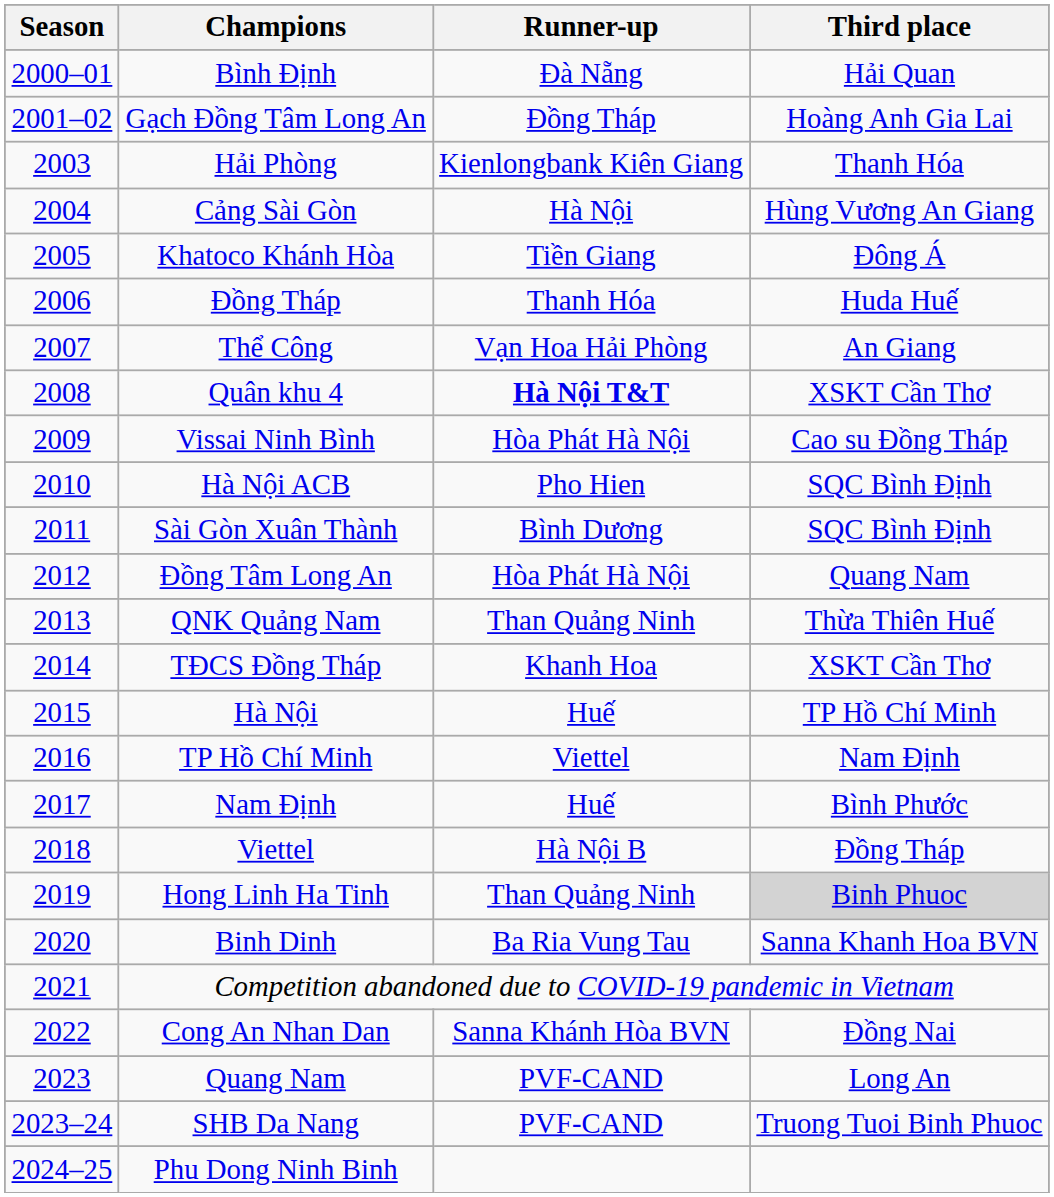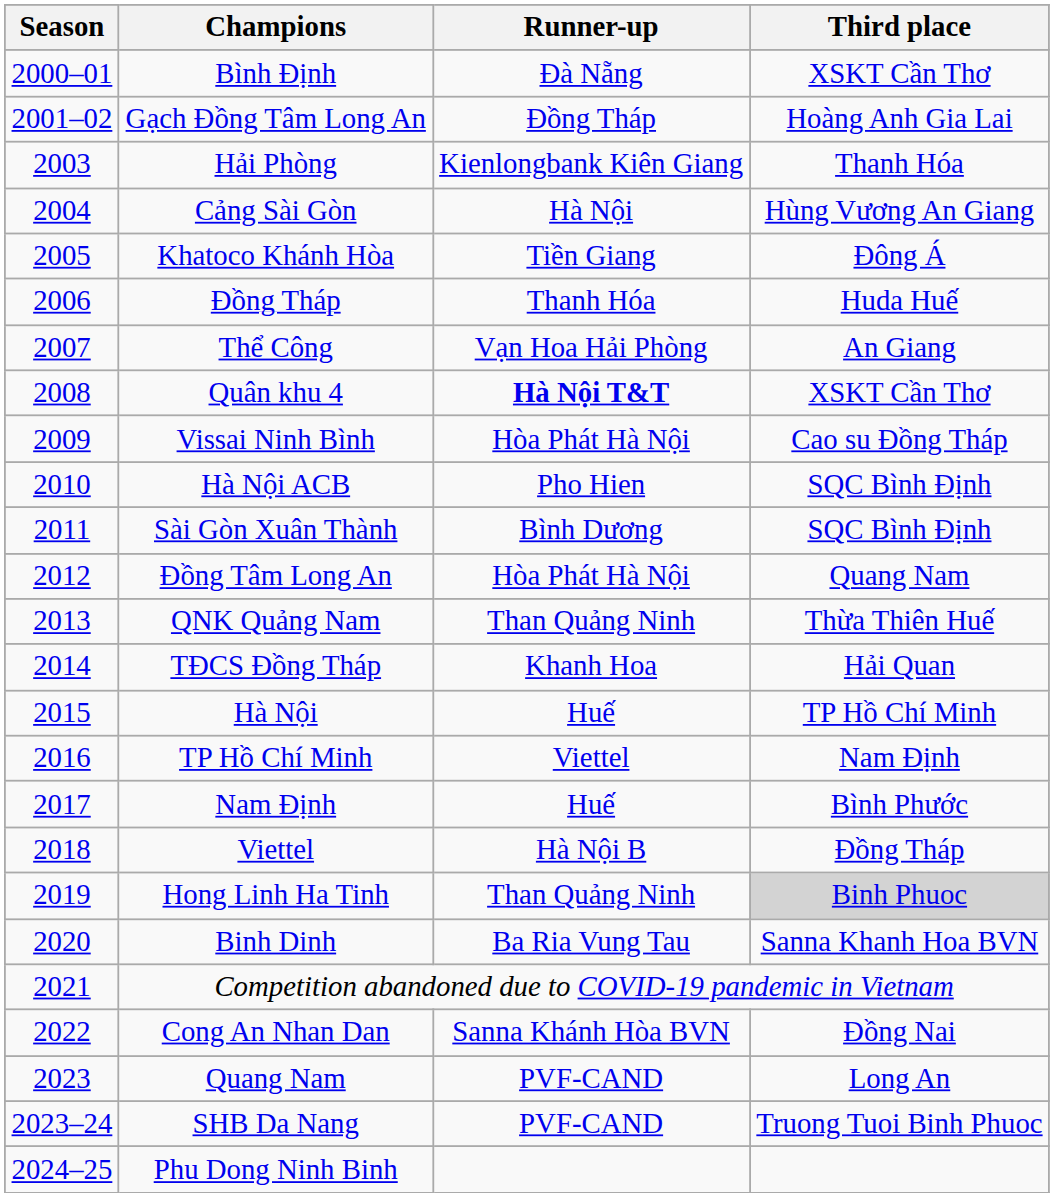(899, 73) Hải Quan -> (899, 73) XSKT Cần Thơ
(899, 666) XSKT Cần Thơ -> (899, 666) Hải Quan
